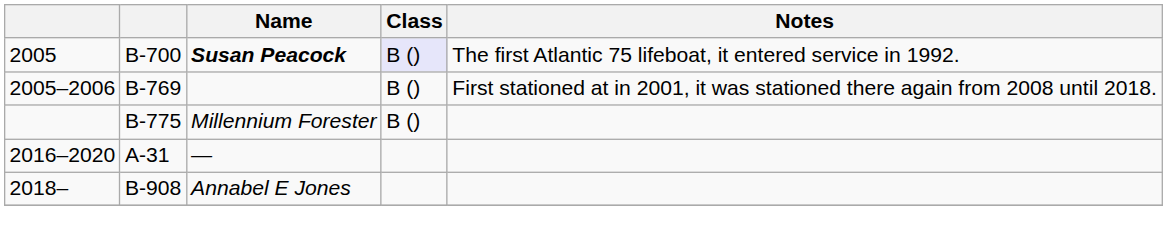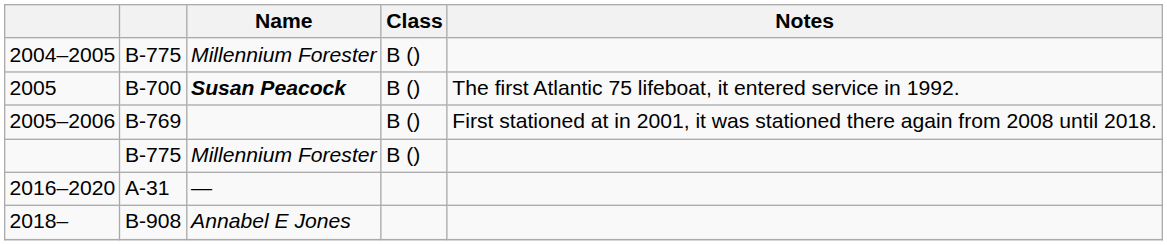+ row: (62, 54)
(403, 54) lavender background -> (403, 88) no background
